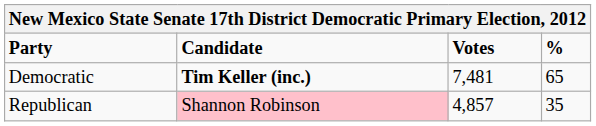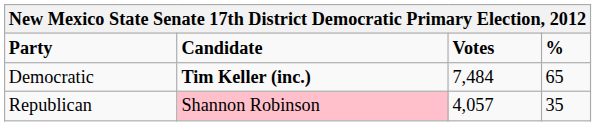(473, 76) 7,481 -> (473, 76) 7,484
(473, 105) 4,857 -> (473, 105) 4,057
